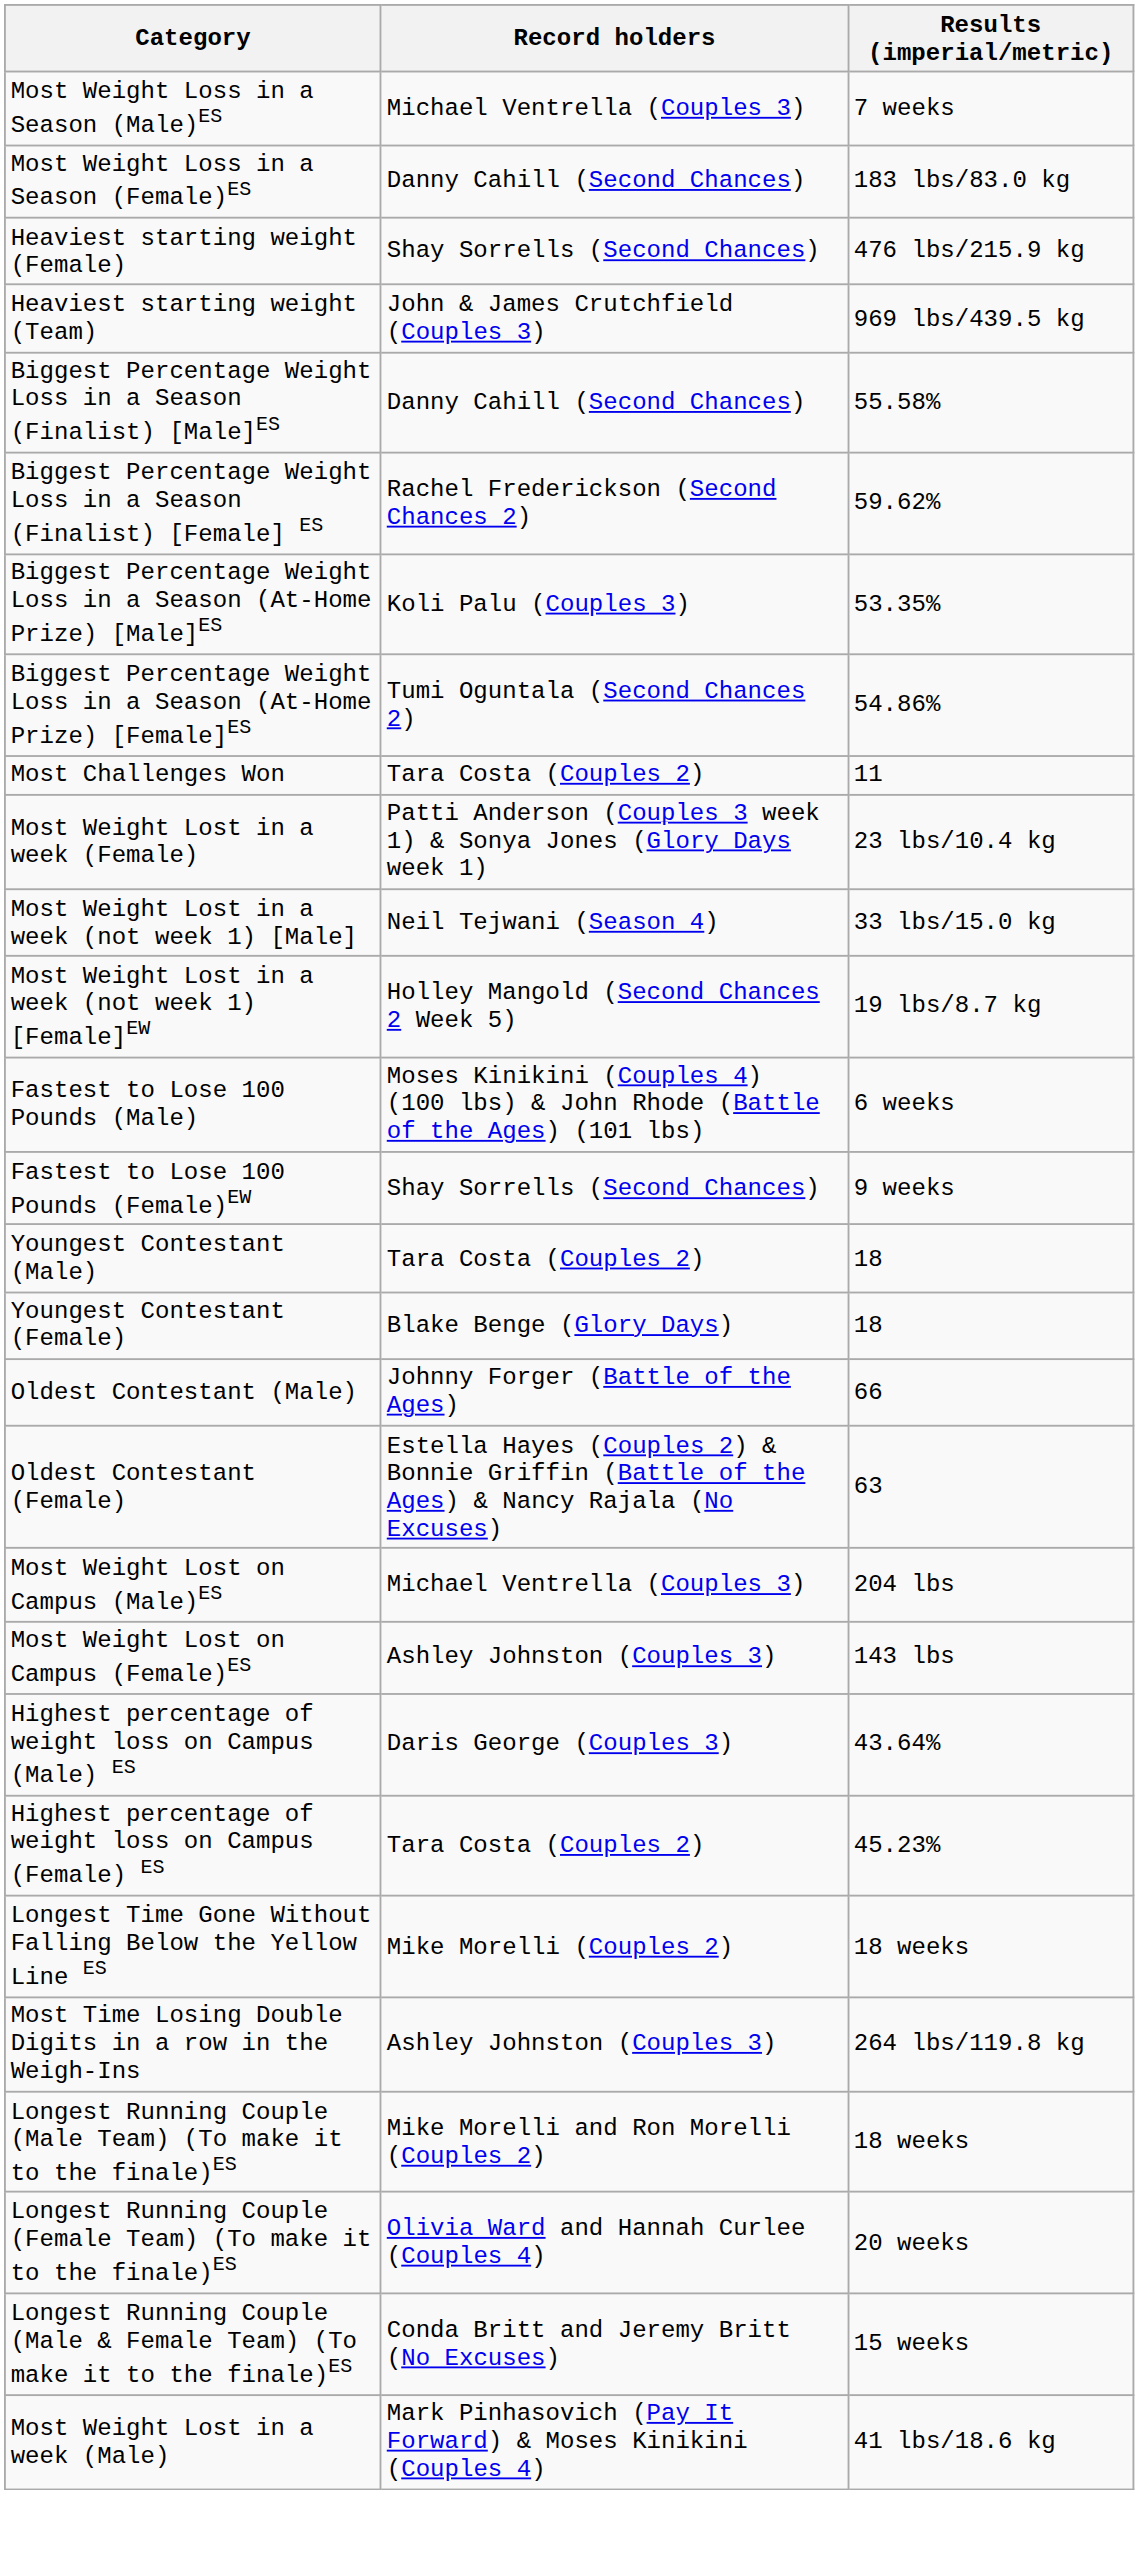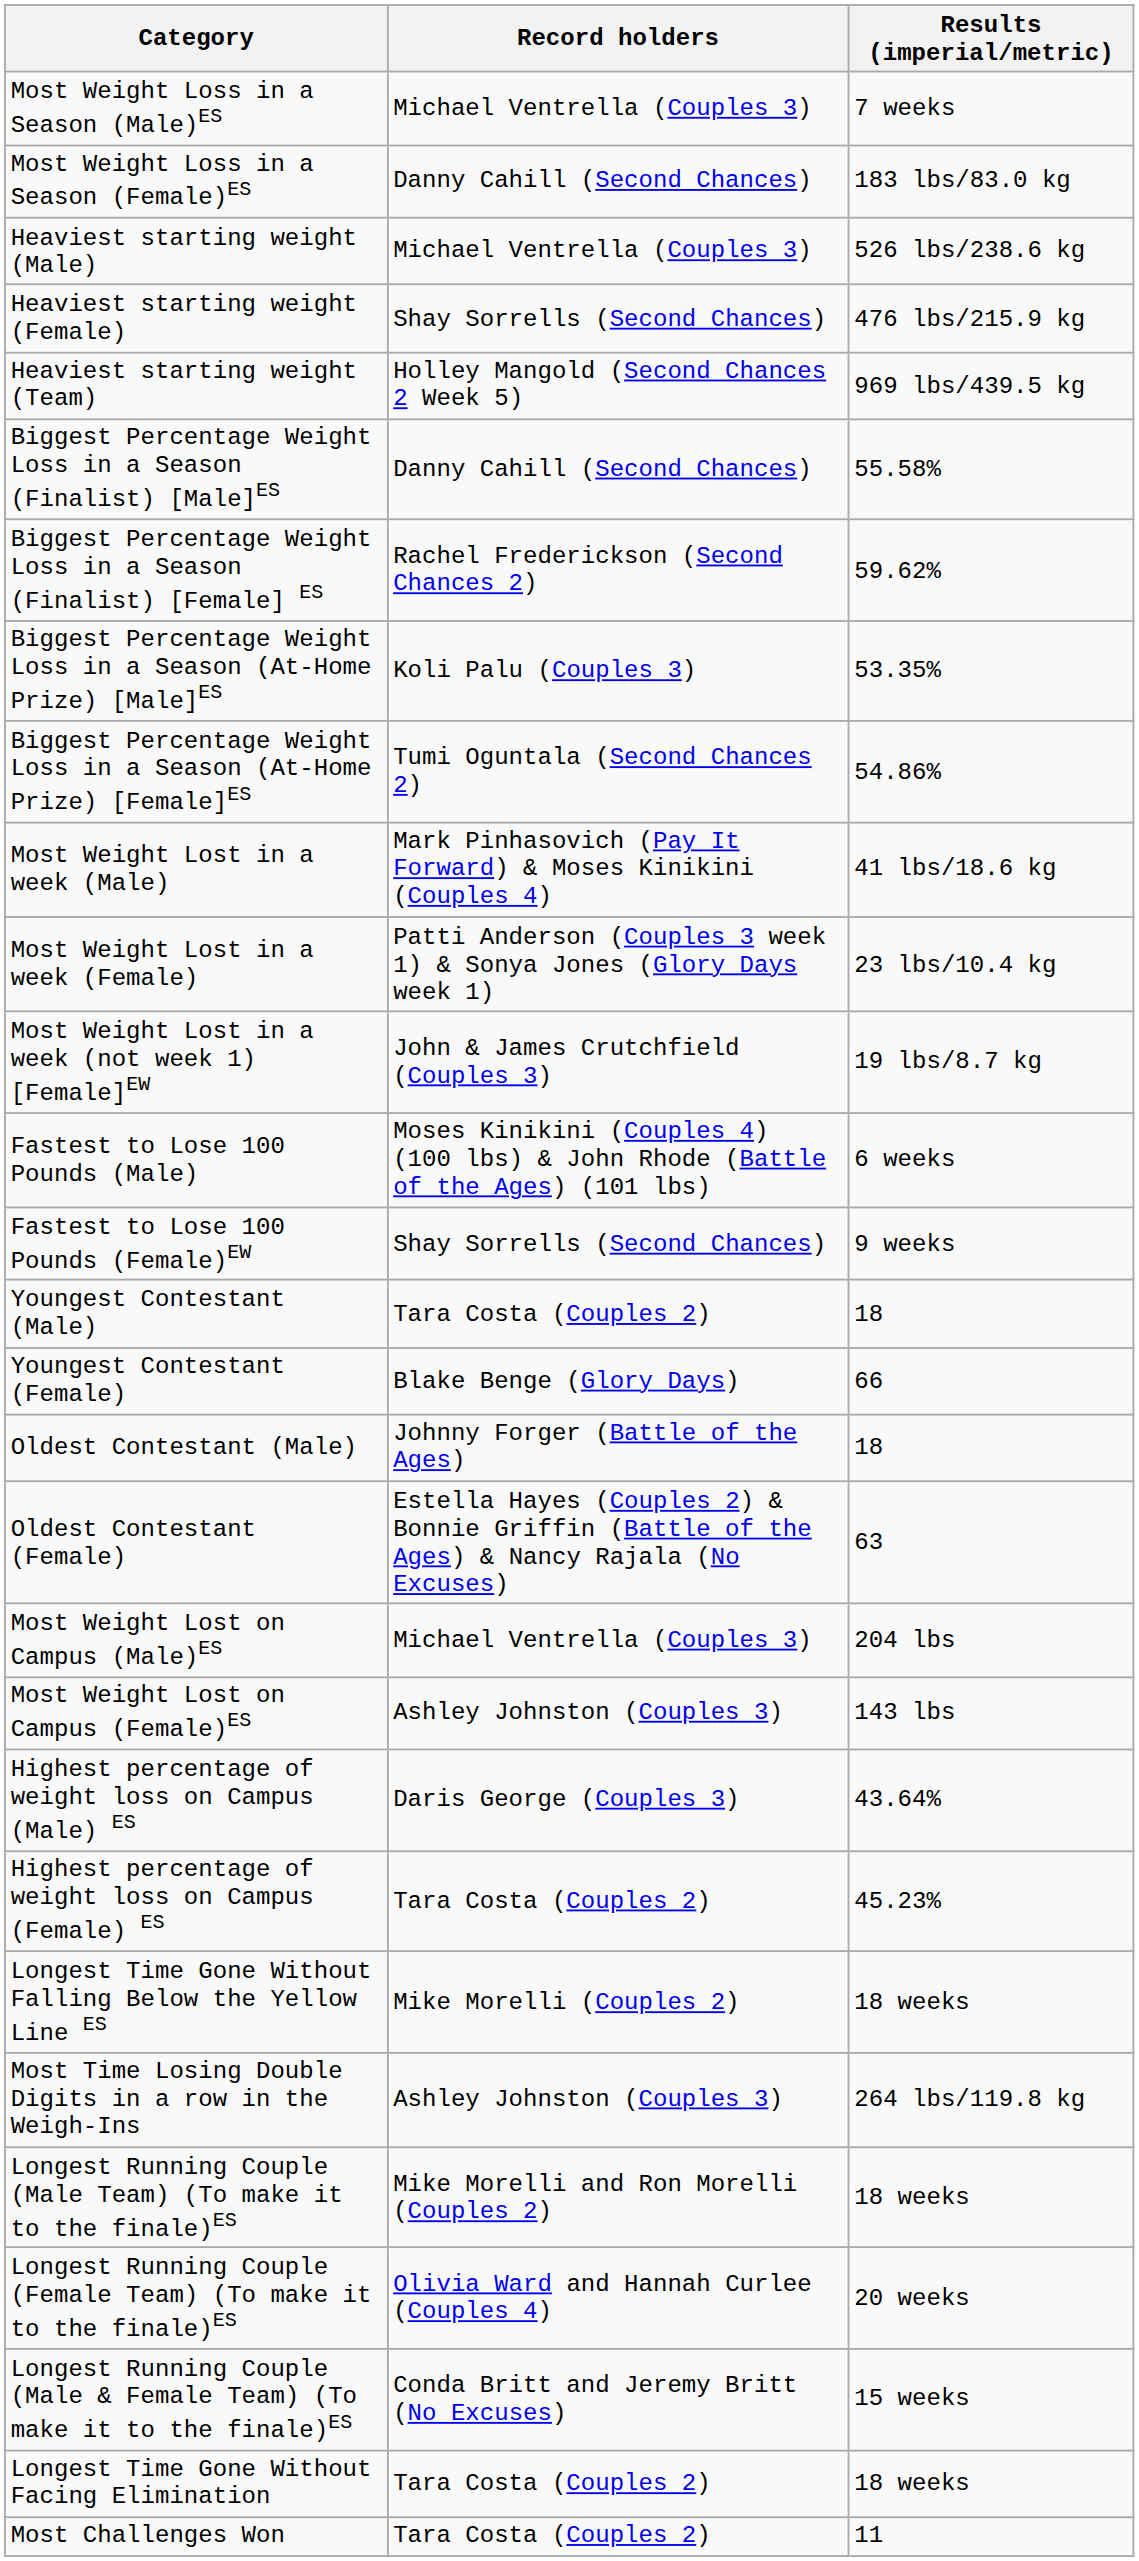+ row: (184, 252)
(560, 319) John & James Crutchfield (Couples 3) -> (610, 385) Holley Mangold (Second Chances 2 Week 5)
rows swapped: (162, 2442) <-> (148, 775)
- row: (184, 923)
(603, 1007) Holley Mangold (Second Chances 2 Week 5) -> (566, 1062) John & James Crutchfield (Couples 3)
(868, 1325) 18 -> (869, 1381) 66
(868, 1392) 66 -> (869, 1448) 18
+ row: (191, 2483)
